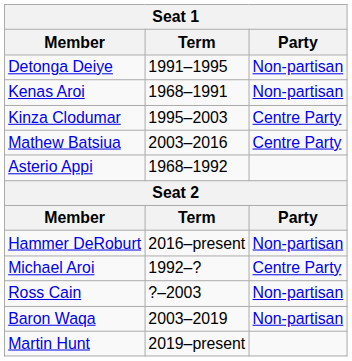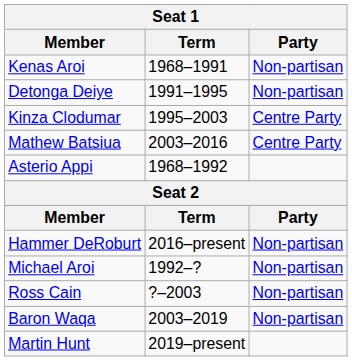rows swapped: (46, 92) <-> (61, 67)
(297, 268) Centre Party -> (298, 268) Non-partisan
